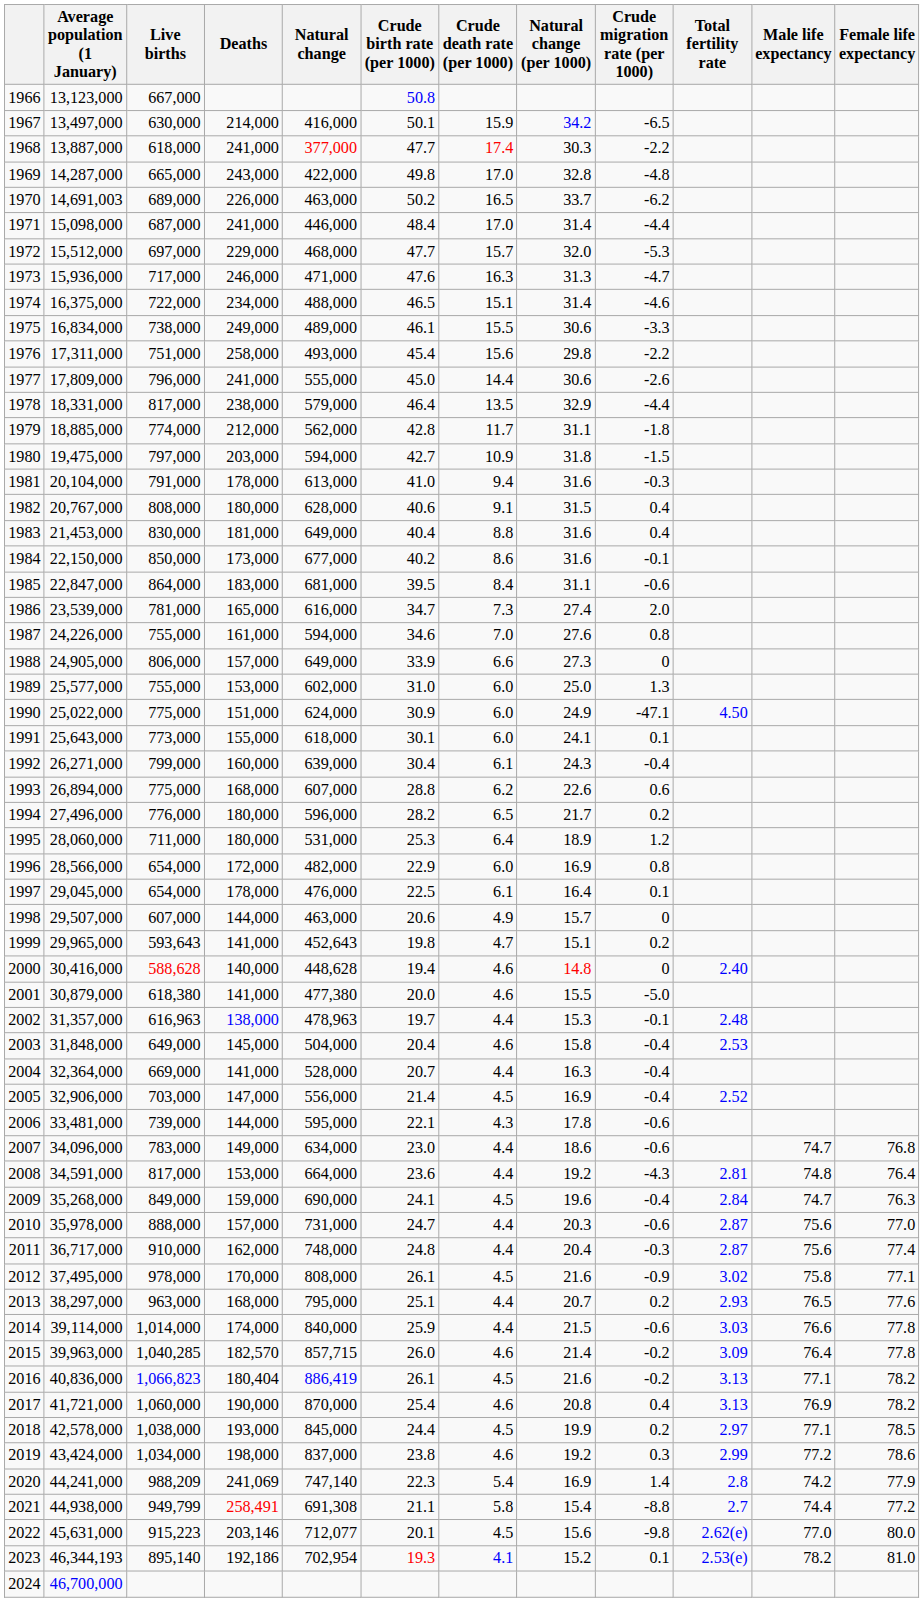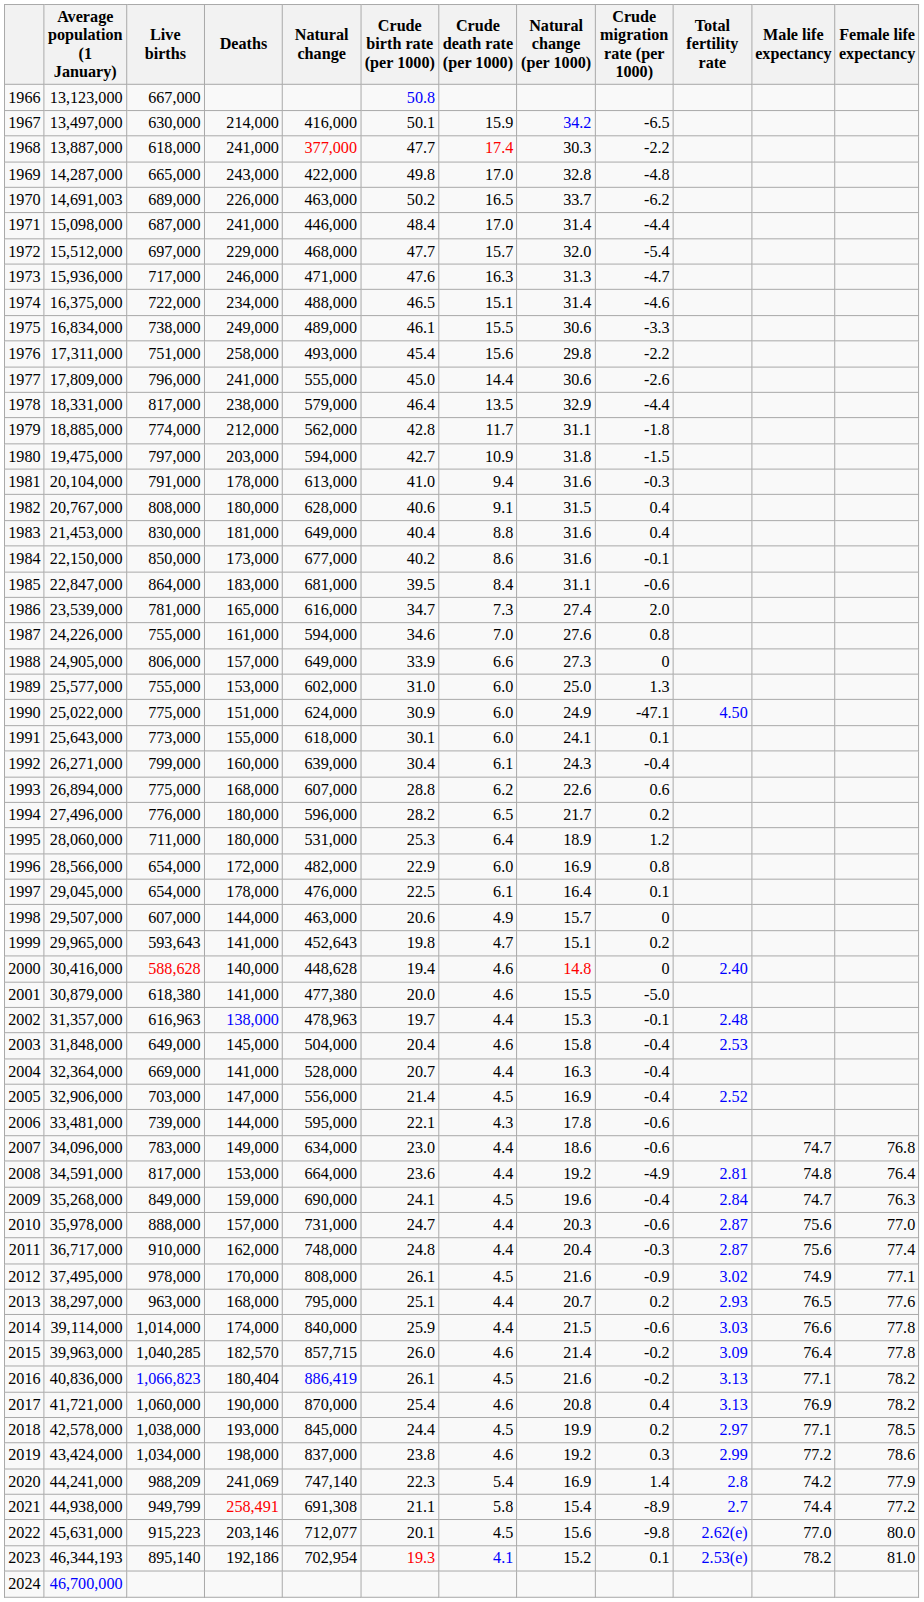(657, 251) -5.3 -> (657, 251) -5.4
(657, 1173) -4.3 -> (657, 1173) -4.9
(817, 1276) 75.8 -> (817, 1276) 74.9
(657, 1507) -8.8 -> (657, 1507) -8.9
